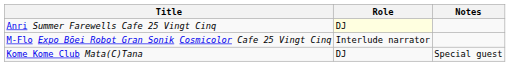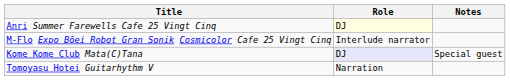(341, 54) no background -> (341, 54) lavender background
+ row: (80, 68)
